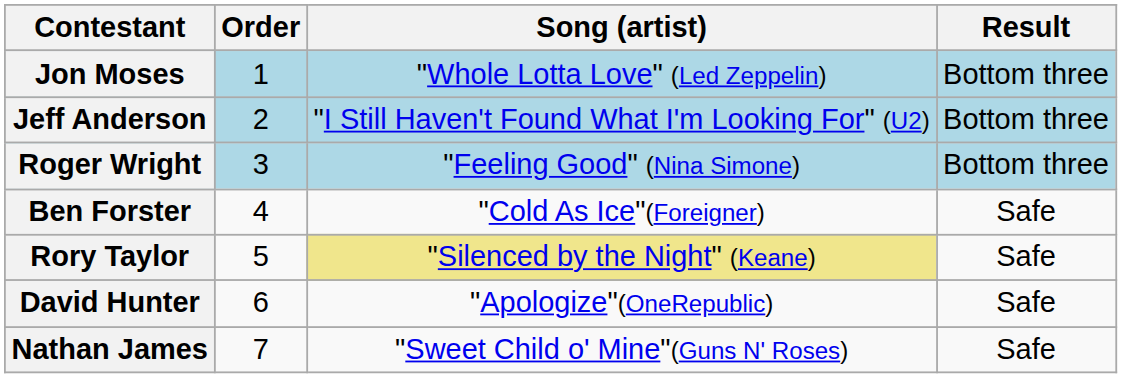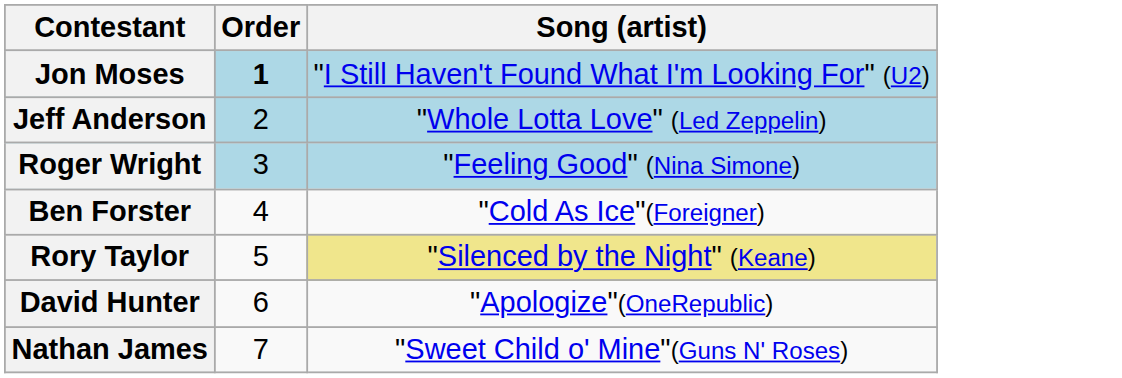- column: (1026, 27)
(261, 73) normal -> (261, 73) bold
(622, 73) "Whole Lotta Love" (Led Zeppelin) -> (622, 73) "I Still Haven't Found What I'm Looking For" (U2)
(622, 119) "I Still Haven't Found What I'm Looking For" (U2) -> (622, 119) "Whole Lotta Love" (Led Zeppelin)
